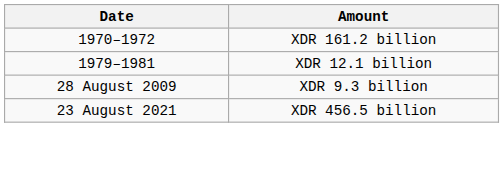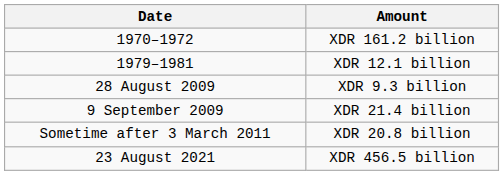+ row: (155, 111)
+ row: (155, 134)
